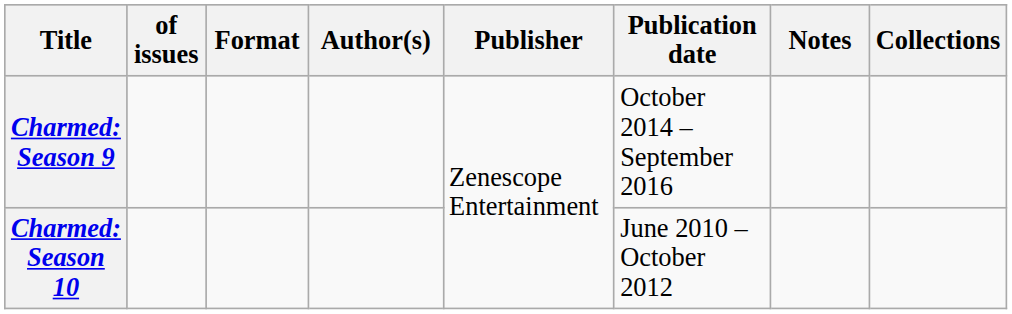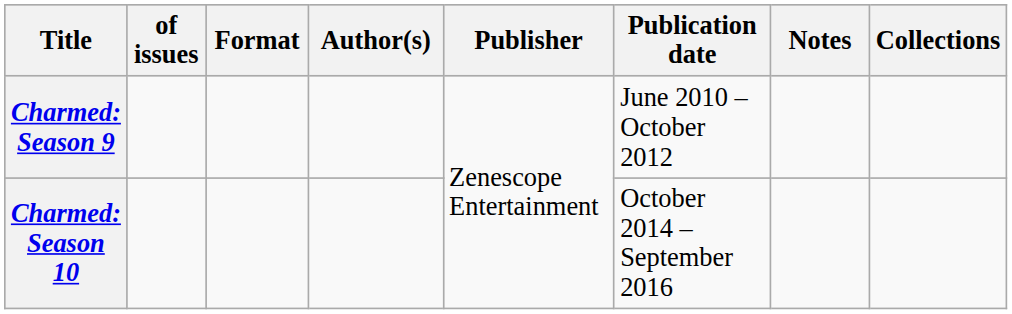(677, 141) October 2014 – September 2016 -> (684, 126) June 2010 – October 2012
(684, 257) June 2010 – October 2012 -> (677, 242) October 2014 – September 2016
